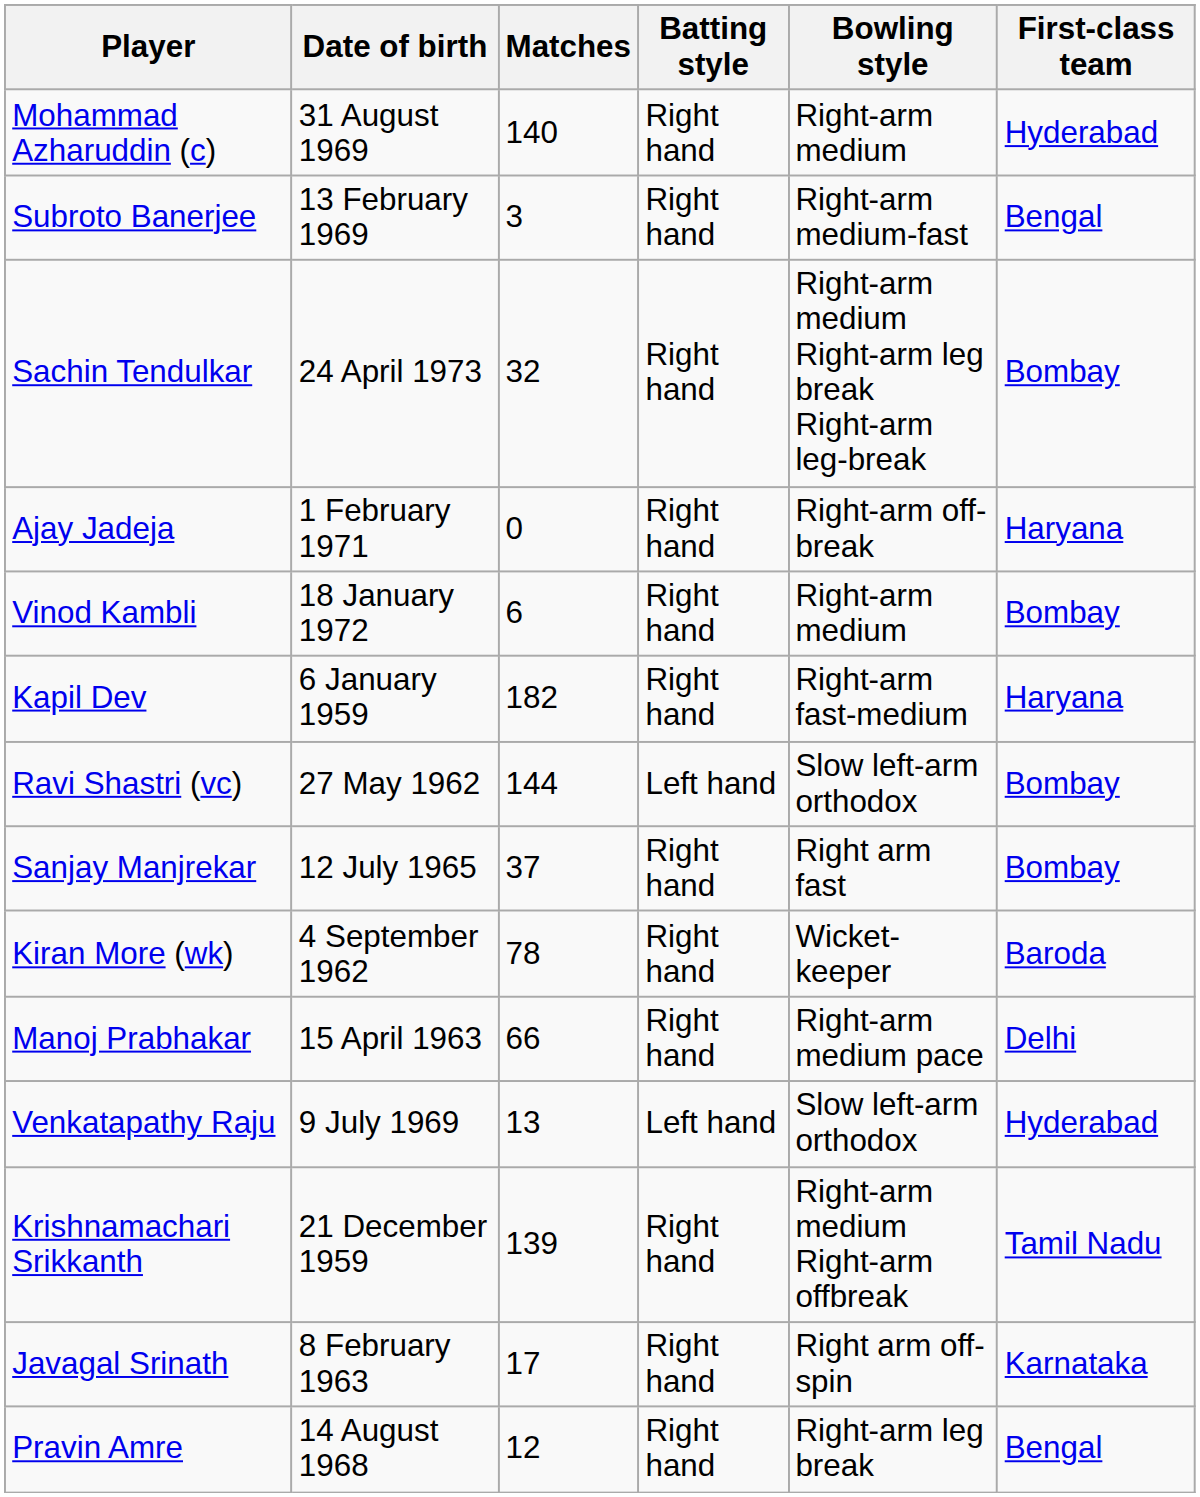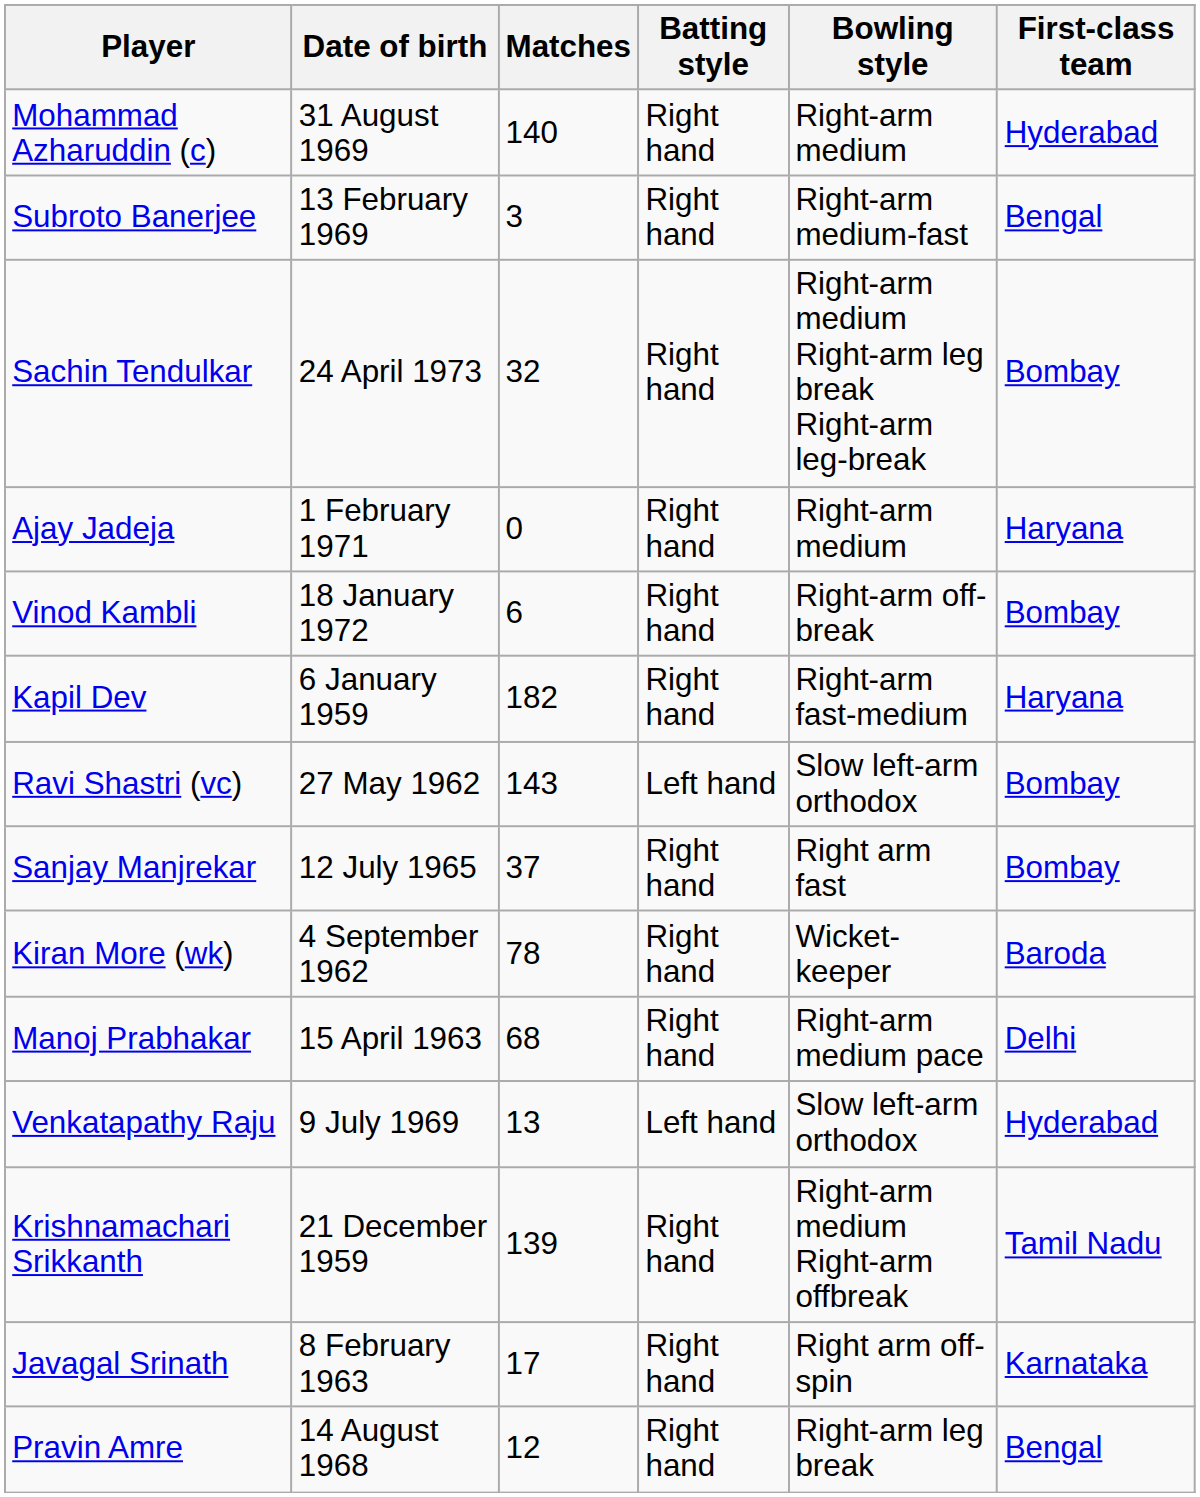(891, 528) Right-arm off-break -> (864, 528) Right-arm medium
(864, 613) Right-arm medium -> (891, 613) Right-arm off-break
(532, 783) 144 -> (532, 783) 143
(523, 1038) 66 -> (523, 1038) 68
